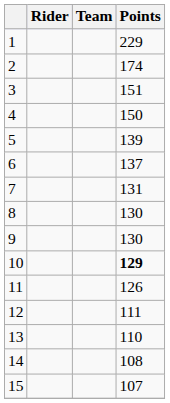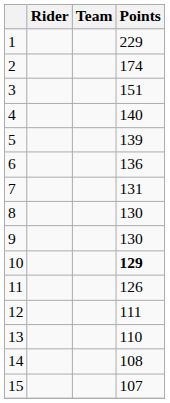(131, 115) 150 -> (131, 115) 140
(131, 164) 137 -> (131, 164) 136
